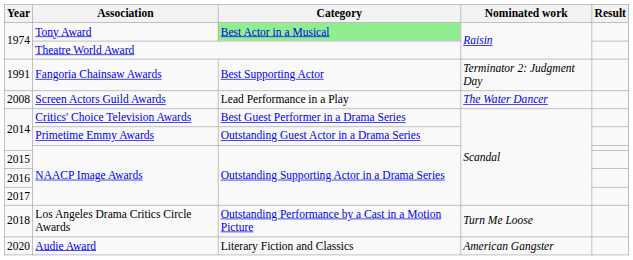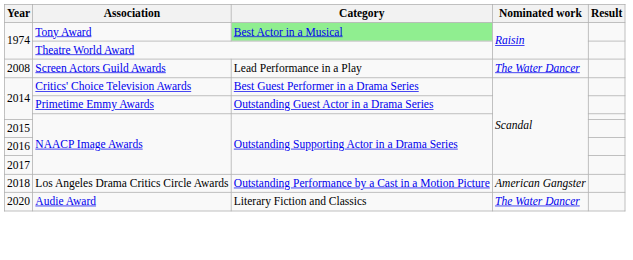- row: (19, 74)
(498, 221) Turn Me Loose -> (540, 183) American Gangster
(508, 245) American Gangster -> (537, 201) The Water Dancer
